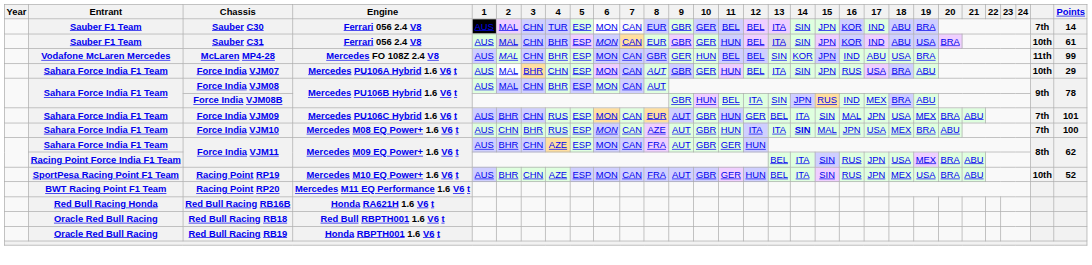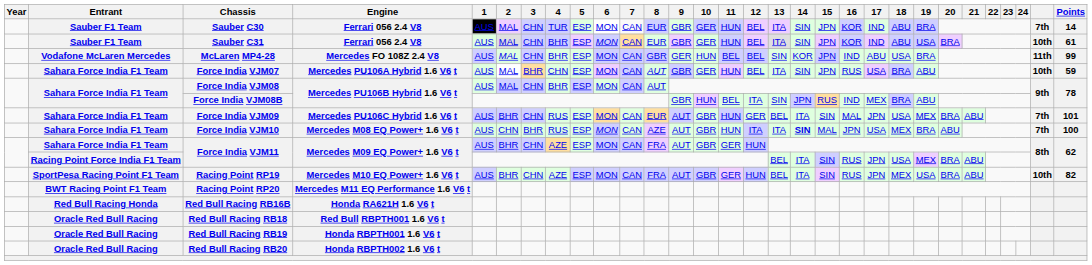(731, 26) BEL -> (731, 26) HUN
(1071, 71) 29 -> (1071, 71) 59
(1071, 174) 52 -> (1071, 174) 82
+ row: (106, 248)
